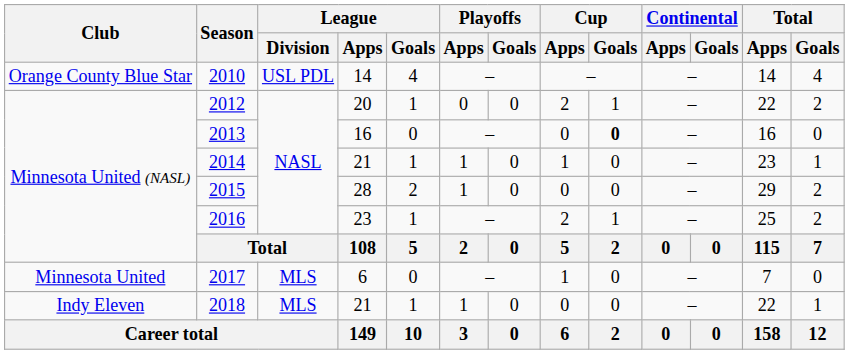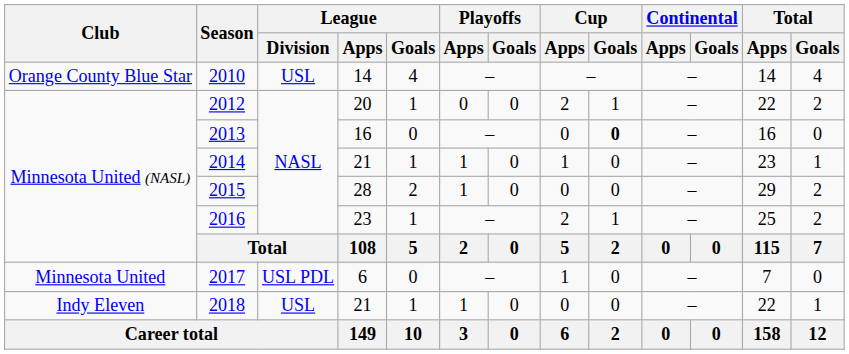(298, 76) USL PDL -> (298, 76) USL
(298, 276) MLS -> (298, 276) USL PDL
(298, 305) MLS -> (298, 305) USL
